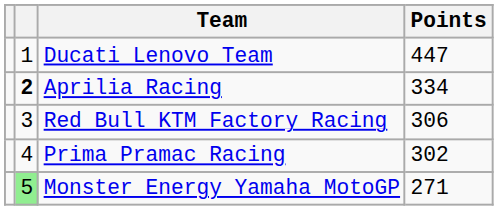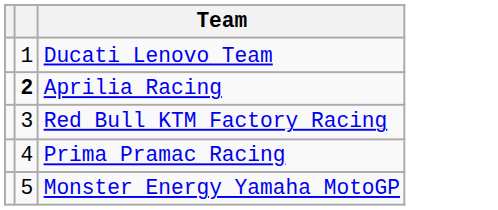- column: (449, 22)
(27, 189) lightgreen background -> (27, 189) no background
